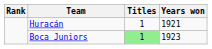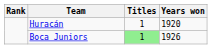(171, 24) 1921 -> (171, 24) 1920
(171, 37) 1923 -> (171, 37) 1926
